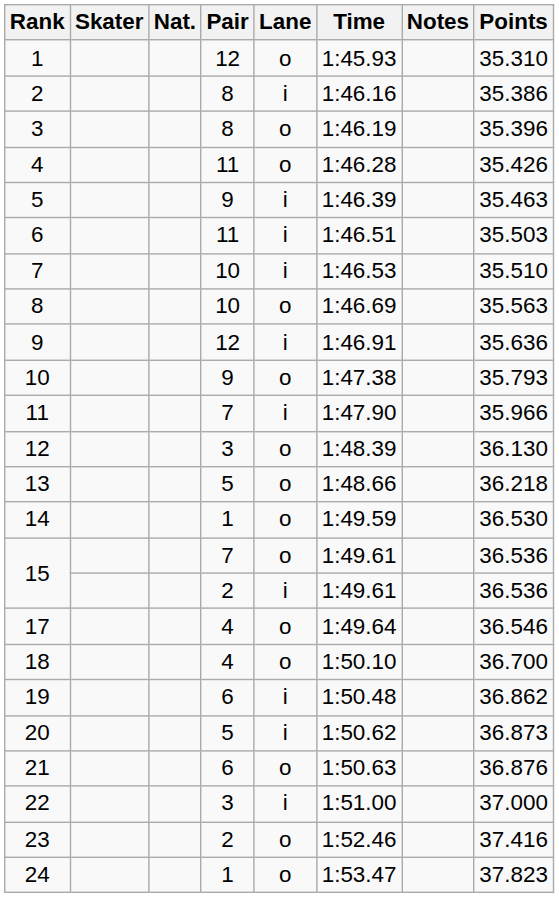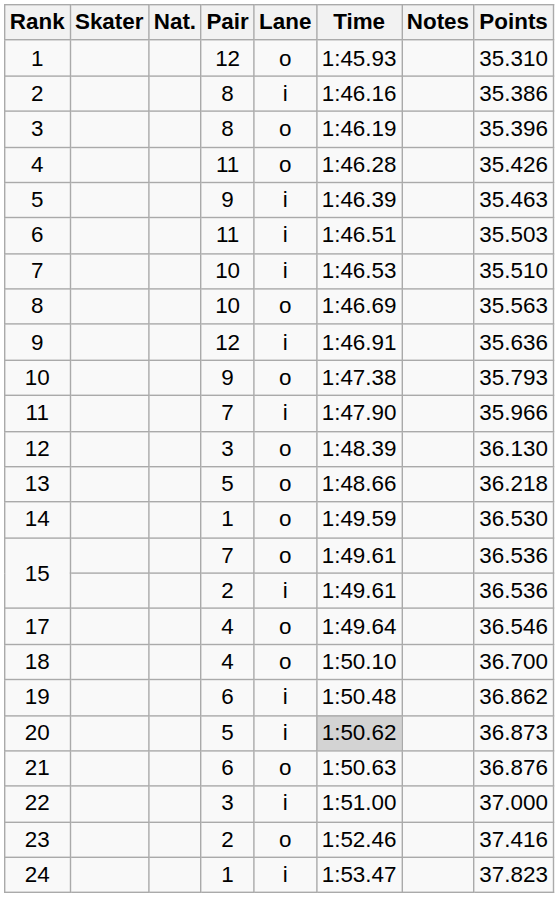(359, 732) no background -> (359, 732) lightgrey background
(285, 874) o -> (285, 874) i
